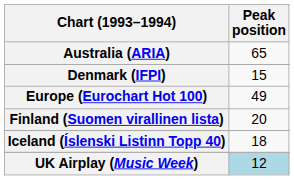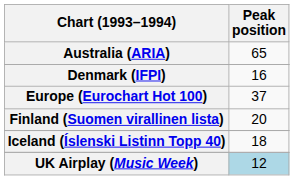(259, 75) 15 -> (259, 75) 16
(259, 97) 49 -> (259, 97) 37
